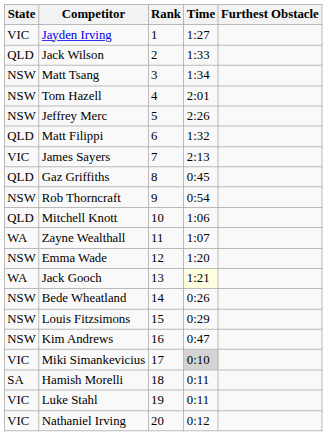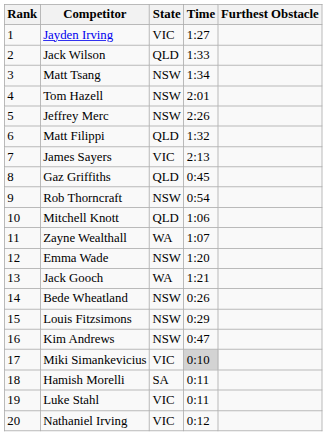columns swapped: (166, 14) <-> (22, 14)
(198, 278) lightyellow background -> (198, 278) no background
